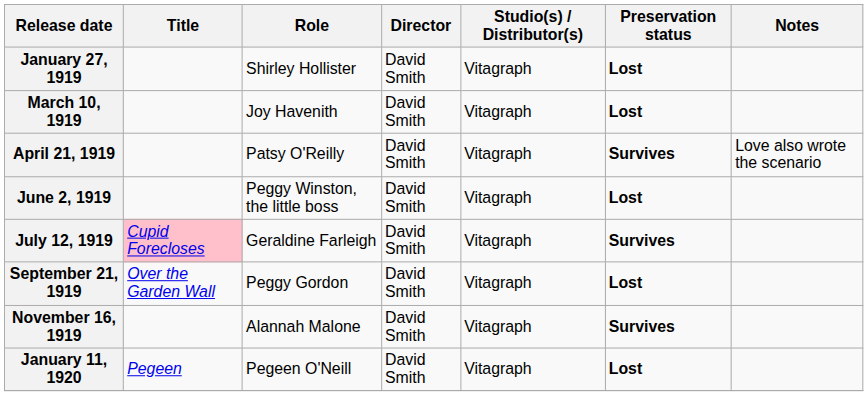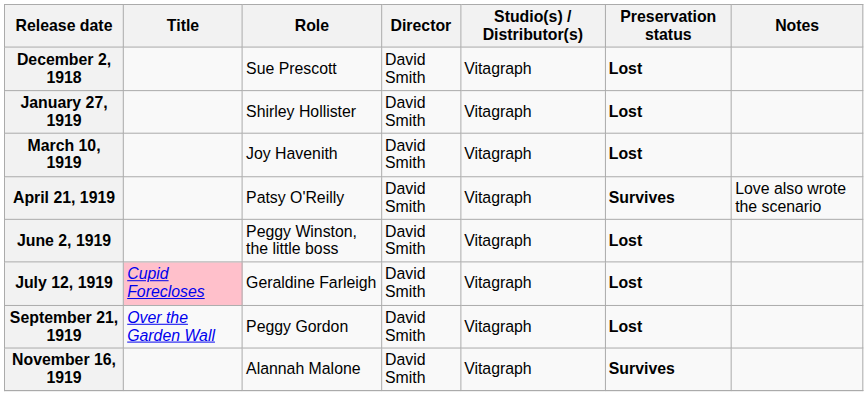+ row: (64, 68)
(642, 240) Survives -> (625, 283) Lost
- row: (64, 369)
